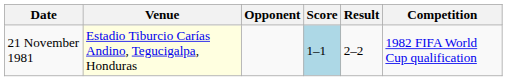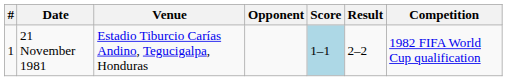+ column: (11, 14)
(148, 50) lightyellow background -> (159, 50) no background
